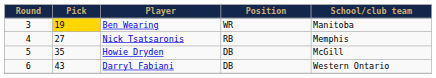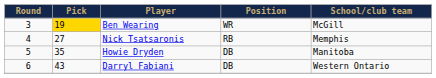(333, 25) Manitoba -> (328, 25) McGill
(328, 53) McGill -> (333, 53) Manitoba
